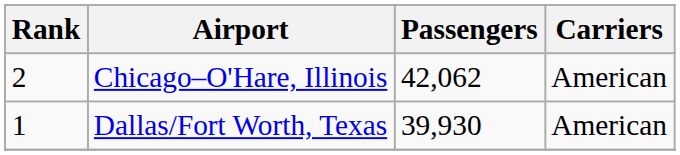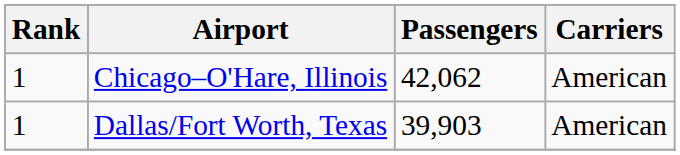(19, 77) 2 -> (19, 77) 1
(441, 125) 39,930 -> (441, 125) 39,903
